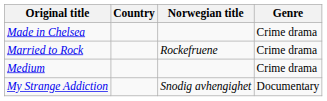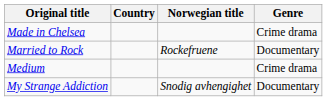(287, 50) Crime drama -> (288, 50) Documentary
